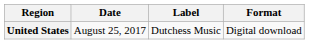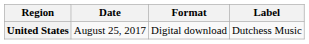columns swapped: (264, 13) <-> (186, 13)
